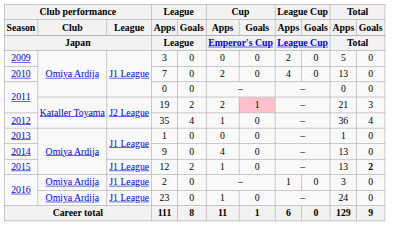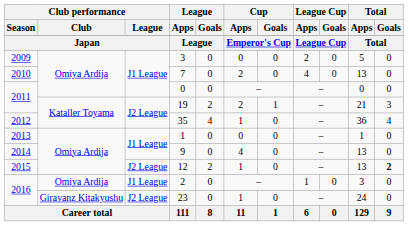(257, 105) pink background -> (275, 105) no background
(129, 167) J1 League -> (147, 167) J2 League
(72, 197) Omiya Ardija -> (81, 197) Giravanz Kitakyushu
(129, 197) J1 League -> (147, 197) J2 League
